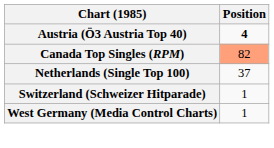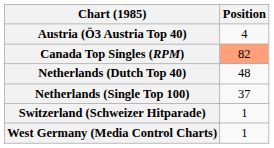(244, 34) bold -> (244, 34) normal
+ row: (112, 73)
